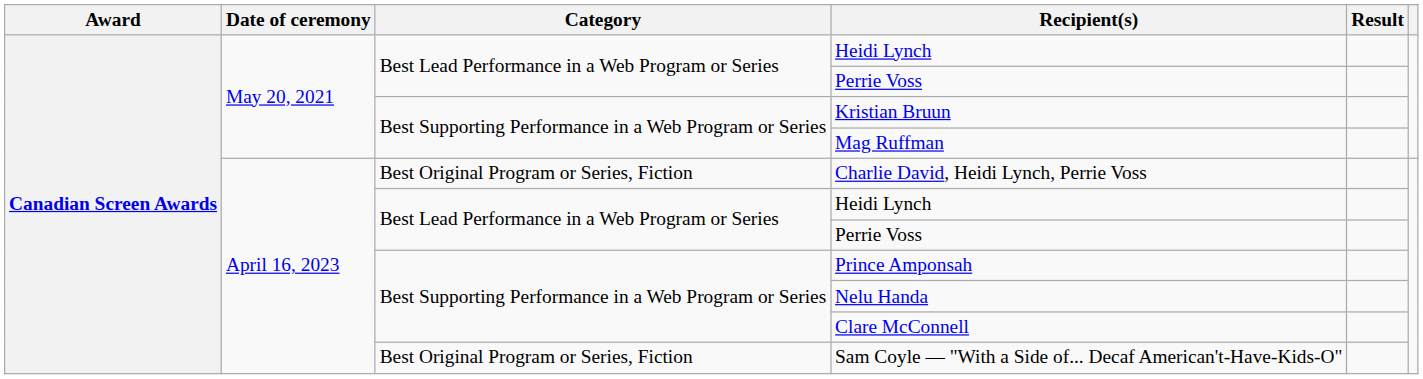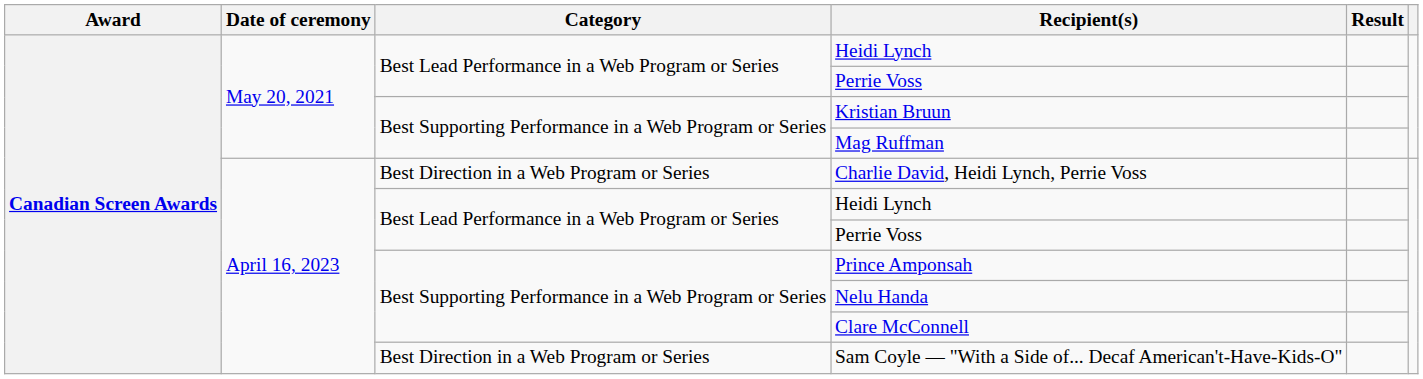(536, 173) Best Original Program or Series, Fiction -> (545, 173) Best Direction in a Web Program or Series
(536, 357) Best Original Program or Series, Fiction -> (545, 357) Best Direction in a Web Program or Series
